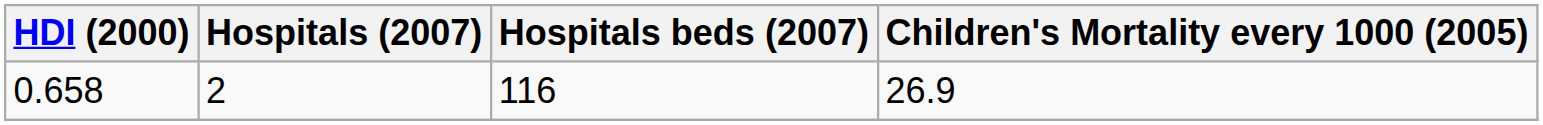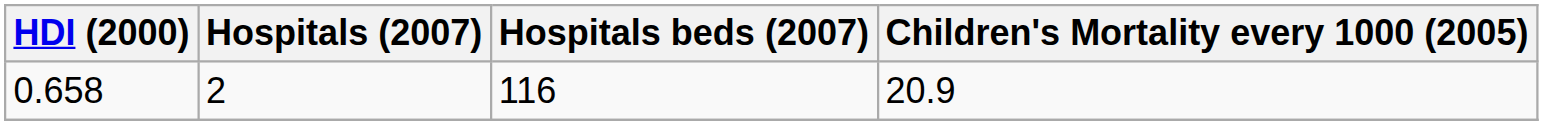(921, 90) 26.9 -> (921, 90) 20.9
